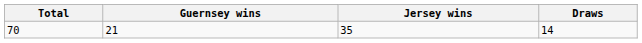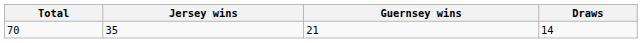columns swapped: (220, 13) <-> (438, 13)
